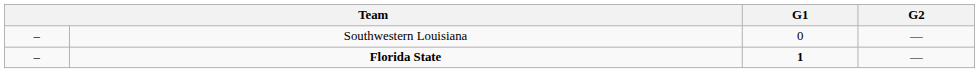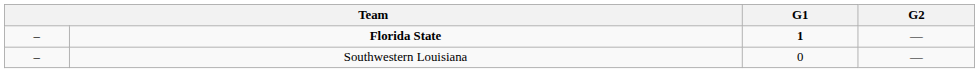rows swapped: (406, 57) <-> (406, 36)
